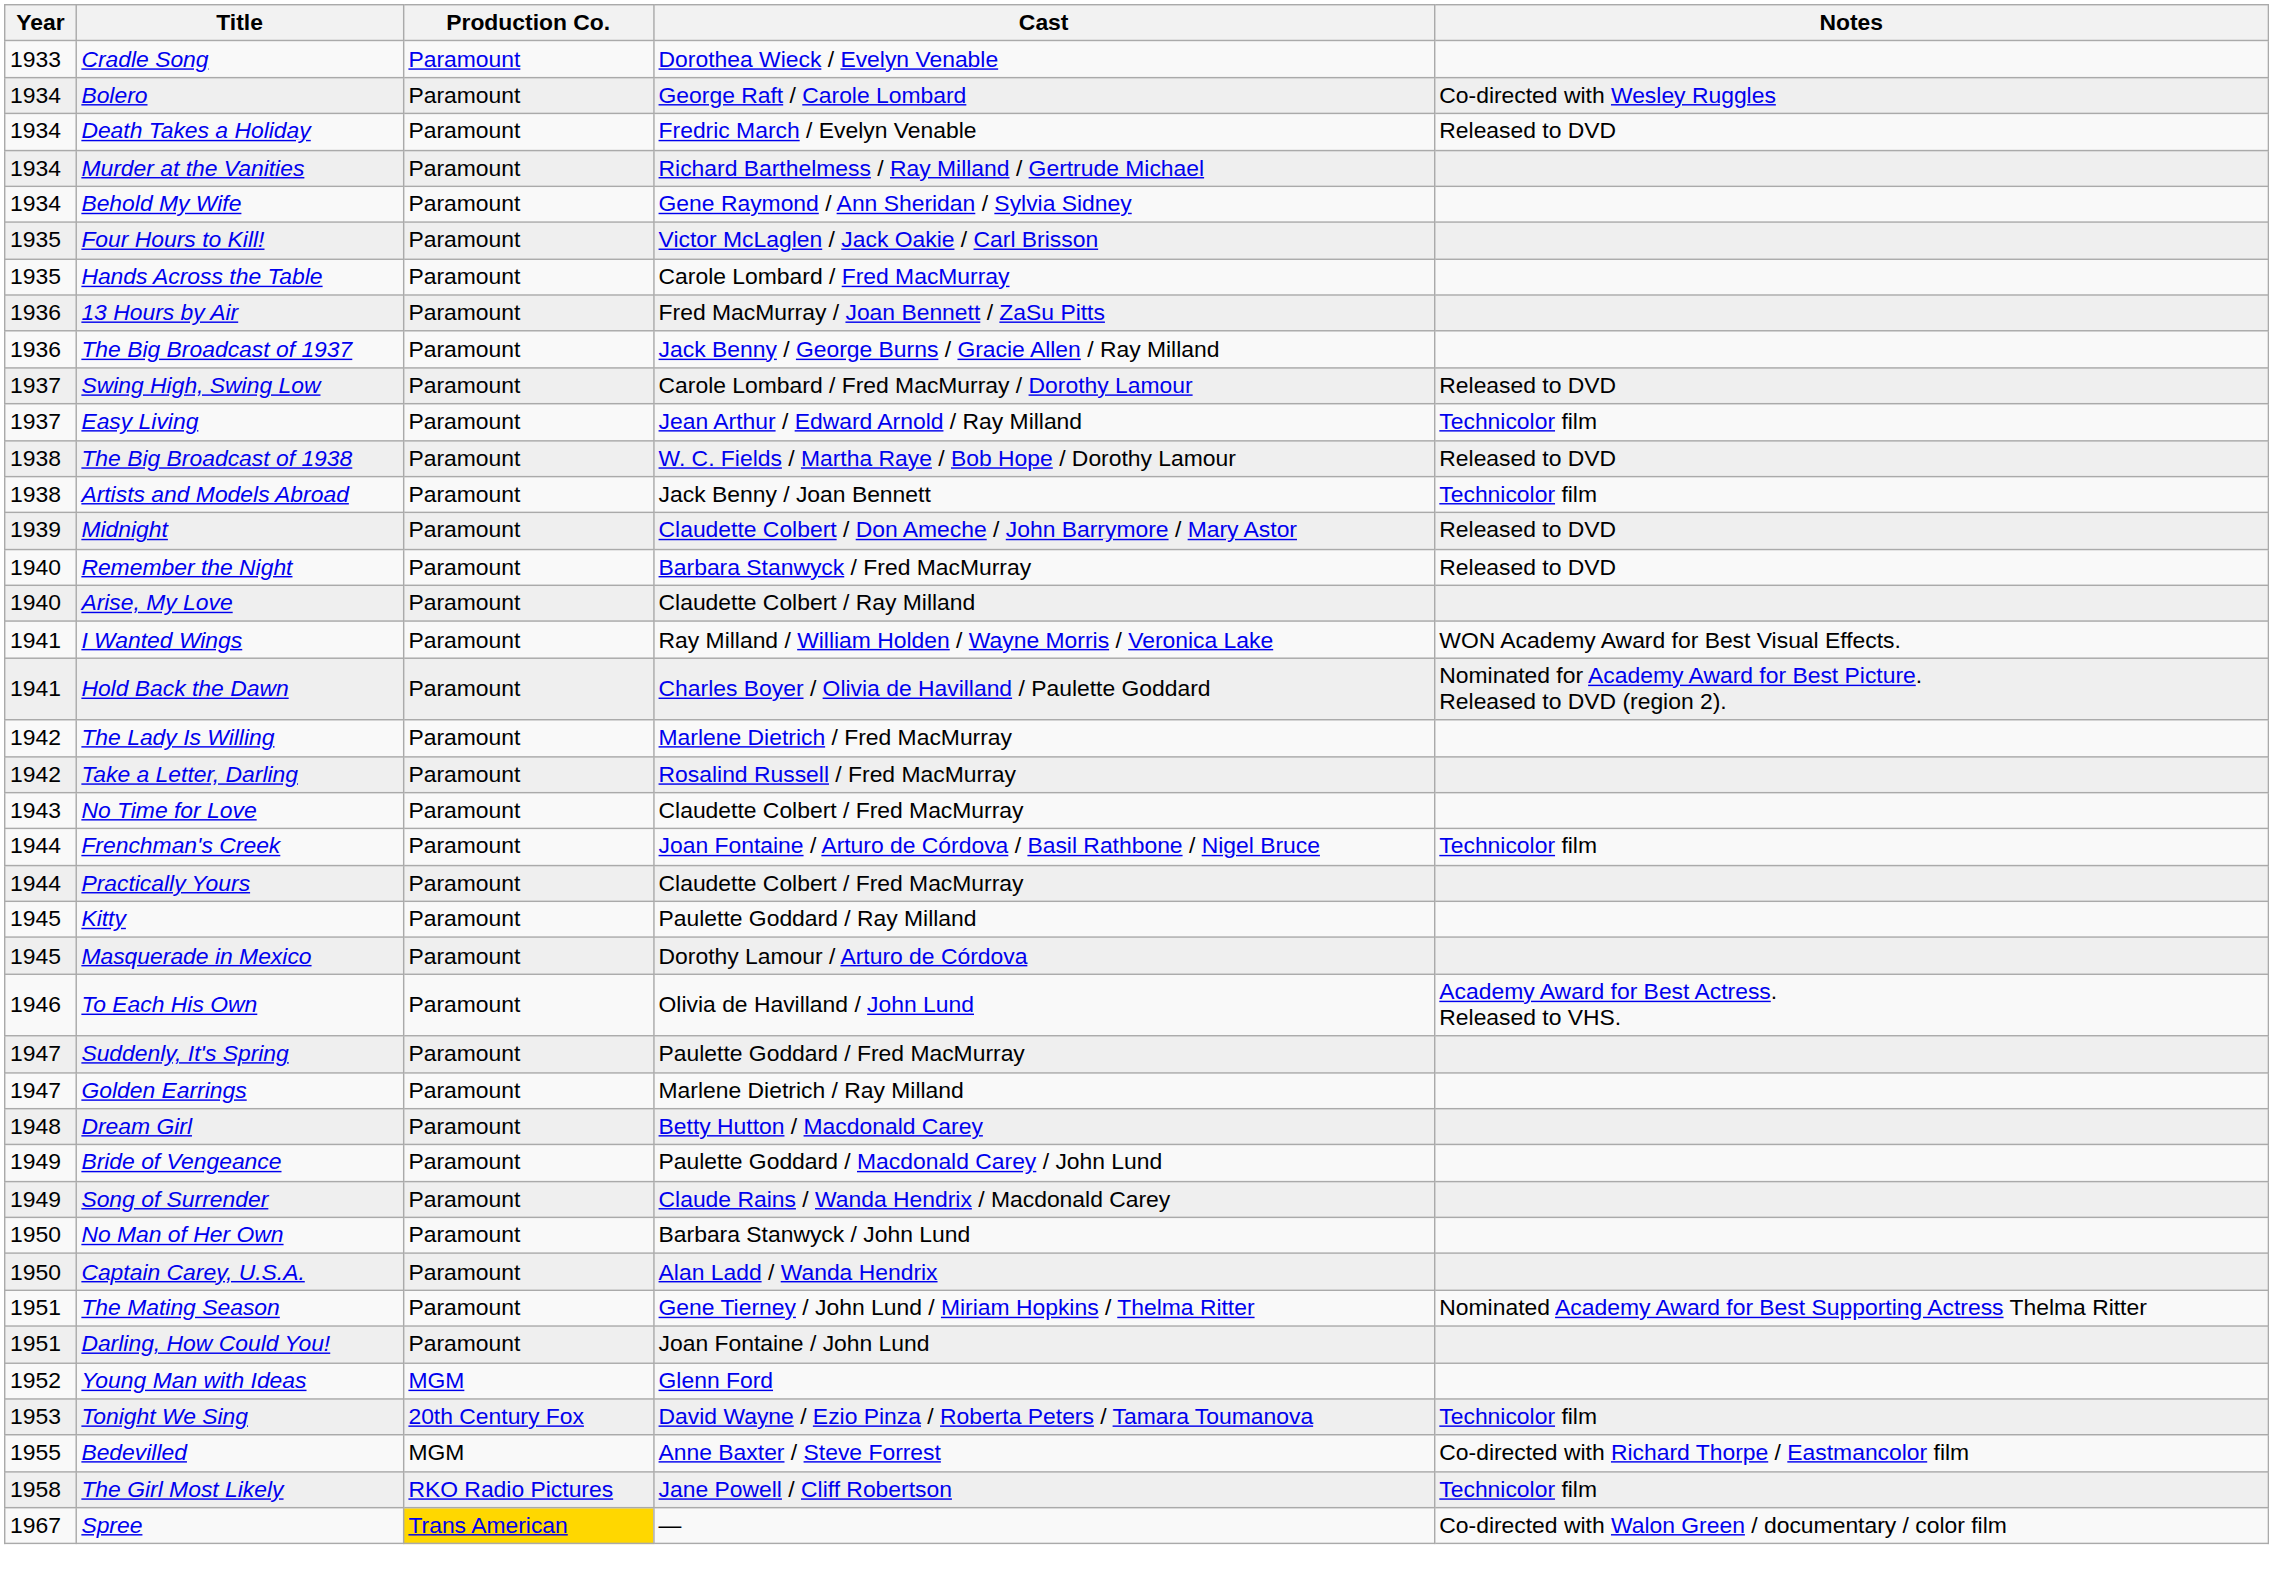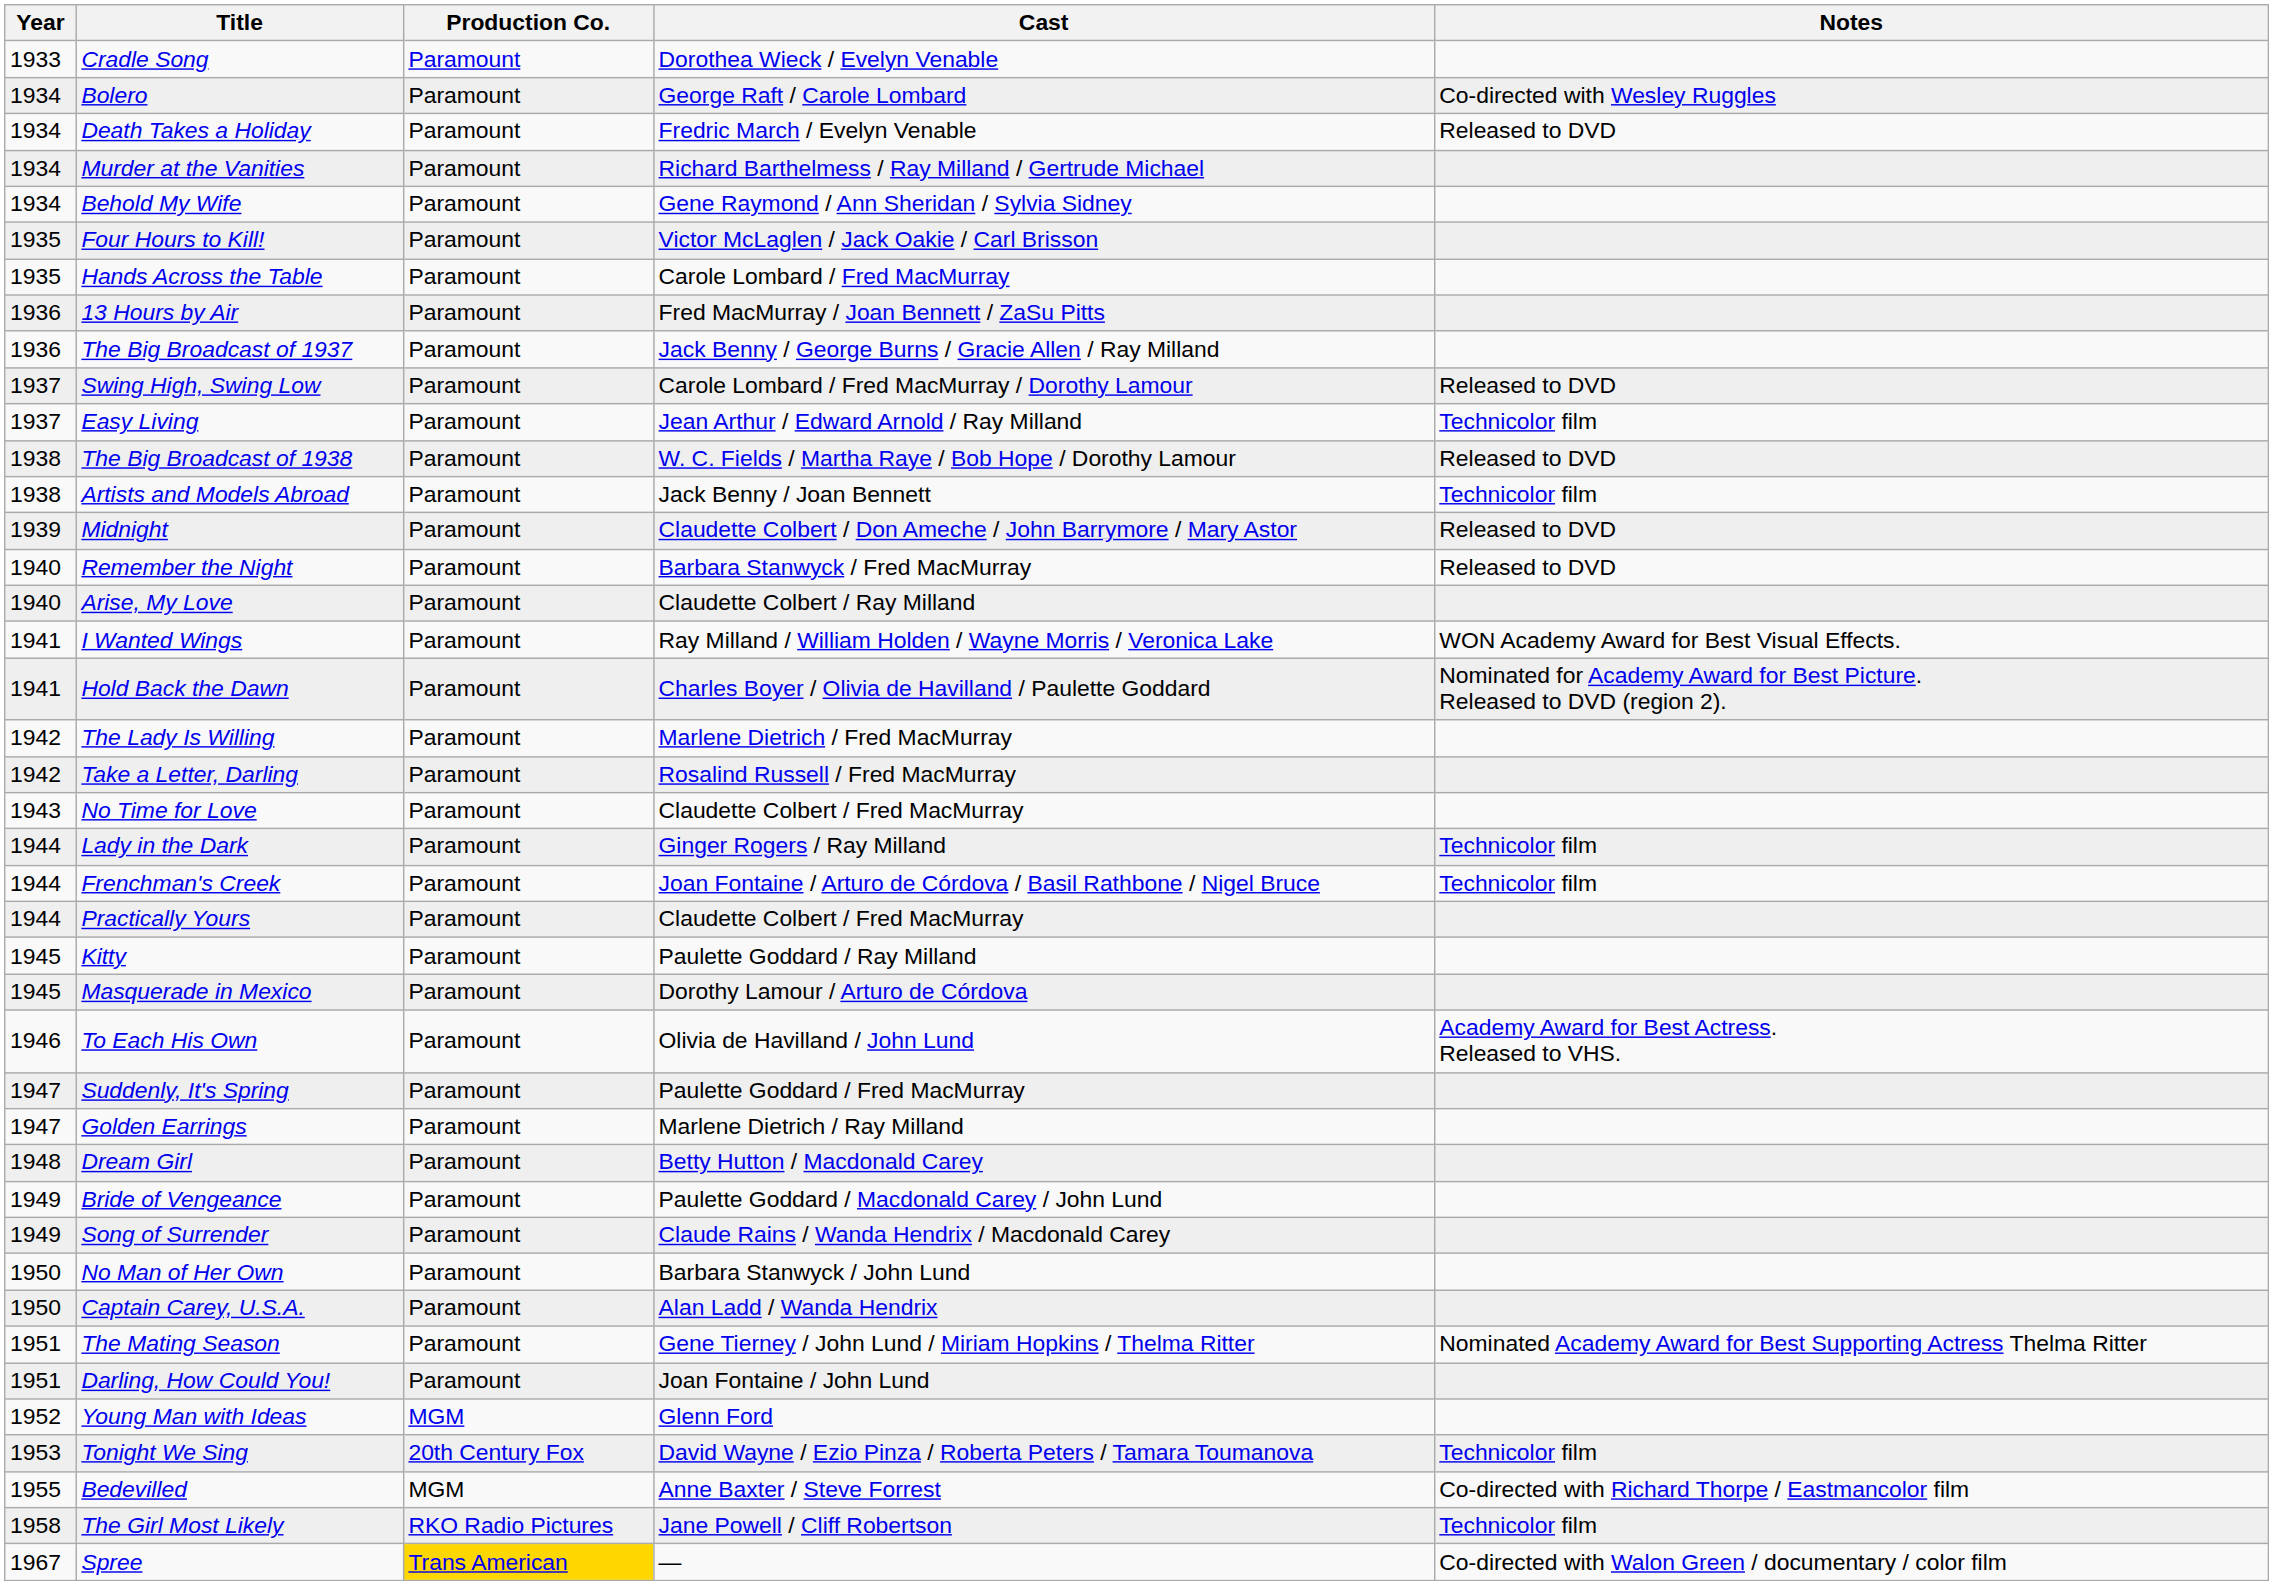+ row: (165, 846)
